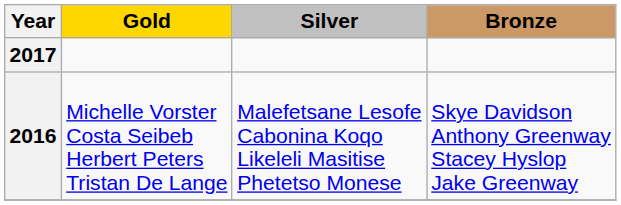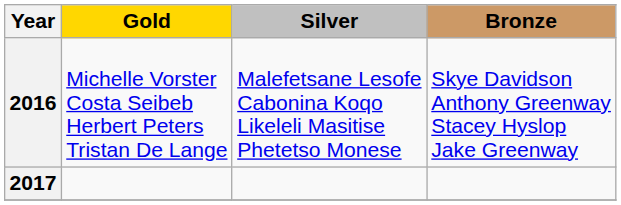rows swapped: (33, 135) <-> (33, 54)
